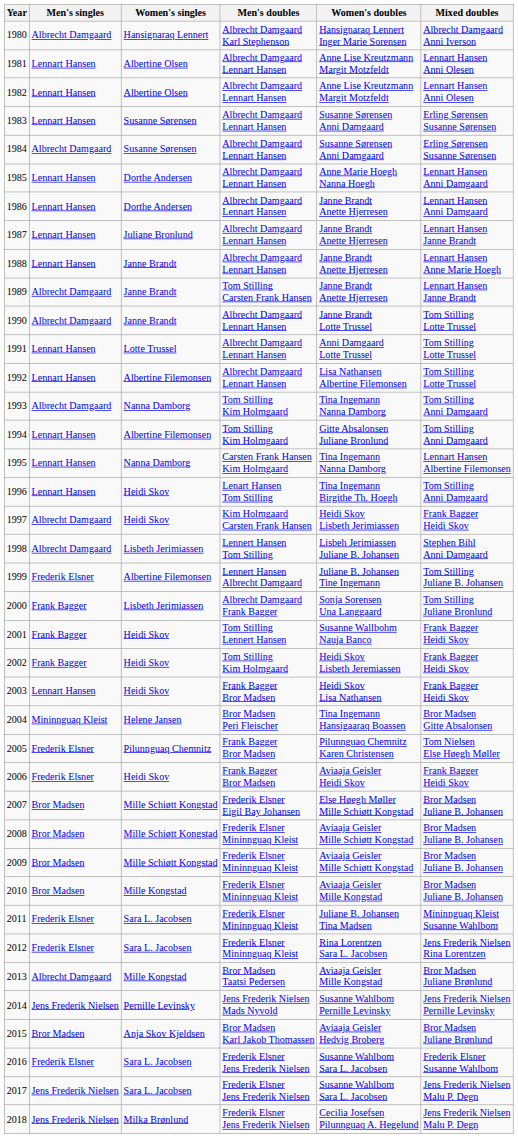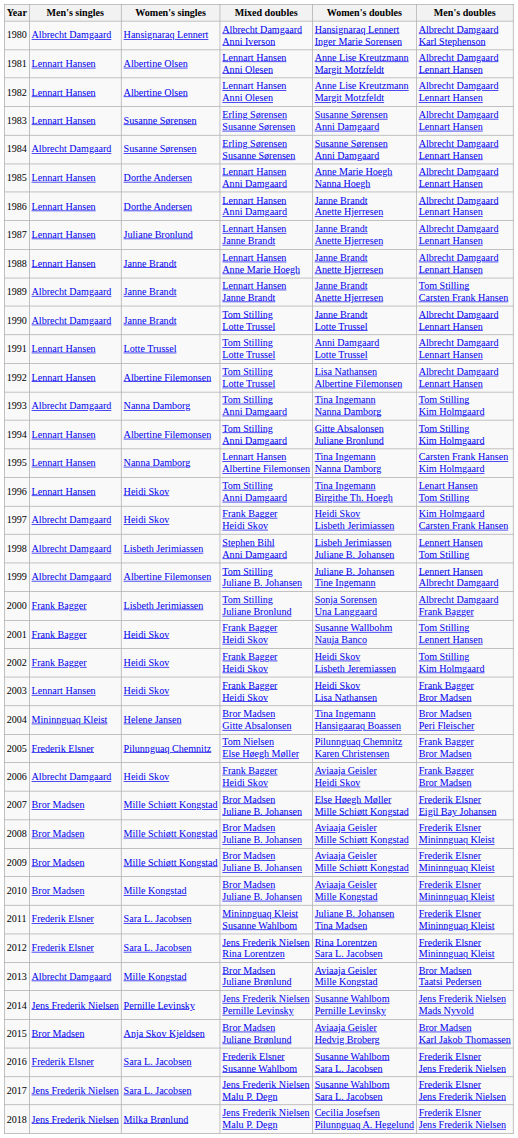columns swapped: (268, 13) <-> (467, 13)
(63, 577) Frederik Elsner -> (71, 577) Albrecht Damgaard
(63, 777) Frederik Elsner -> (71, 777) Albrecht Damgaard
